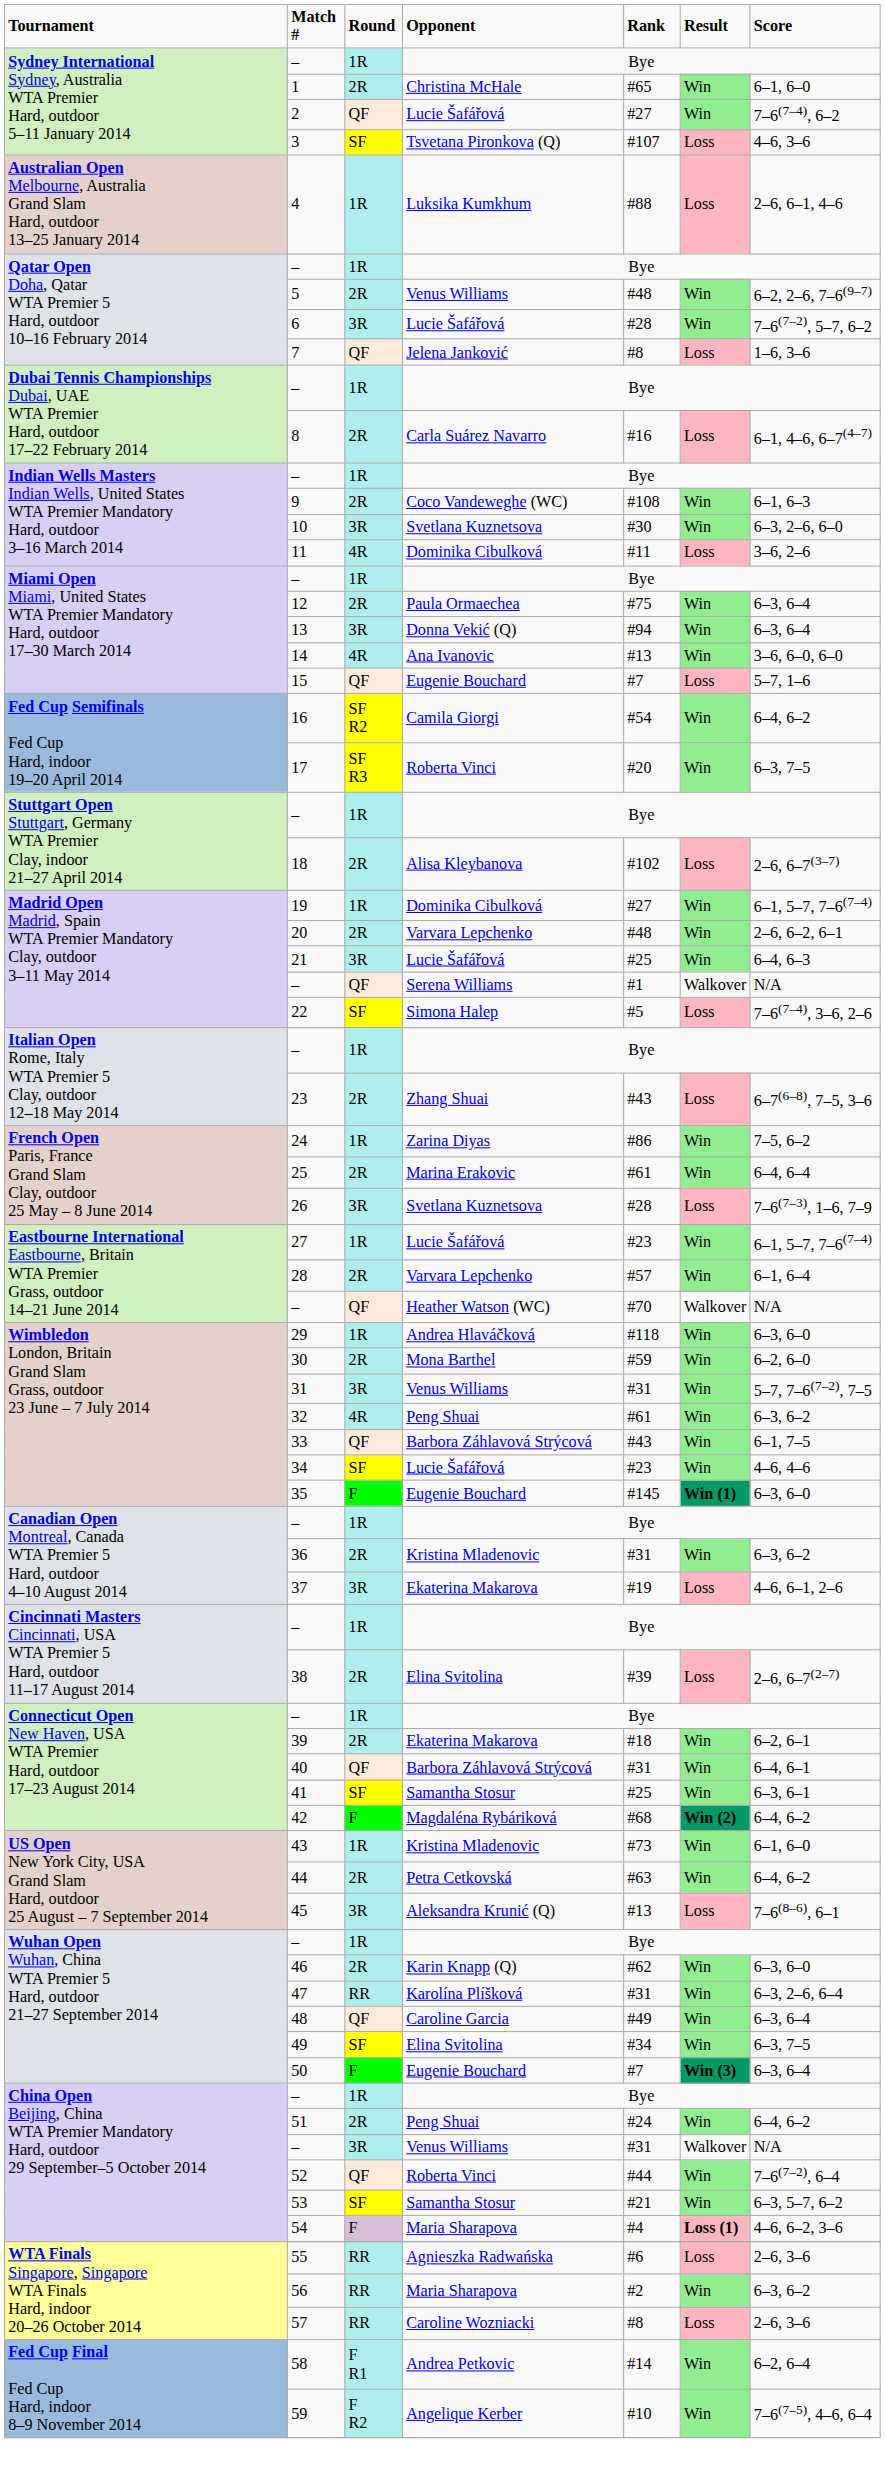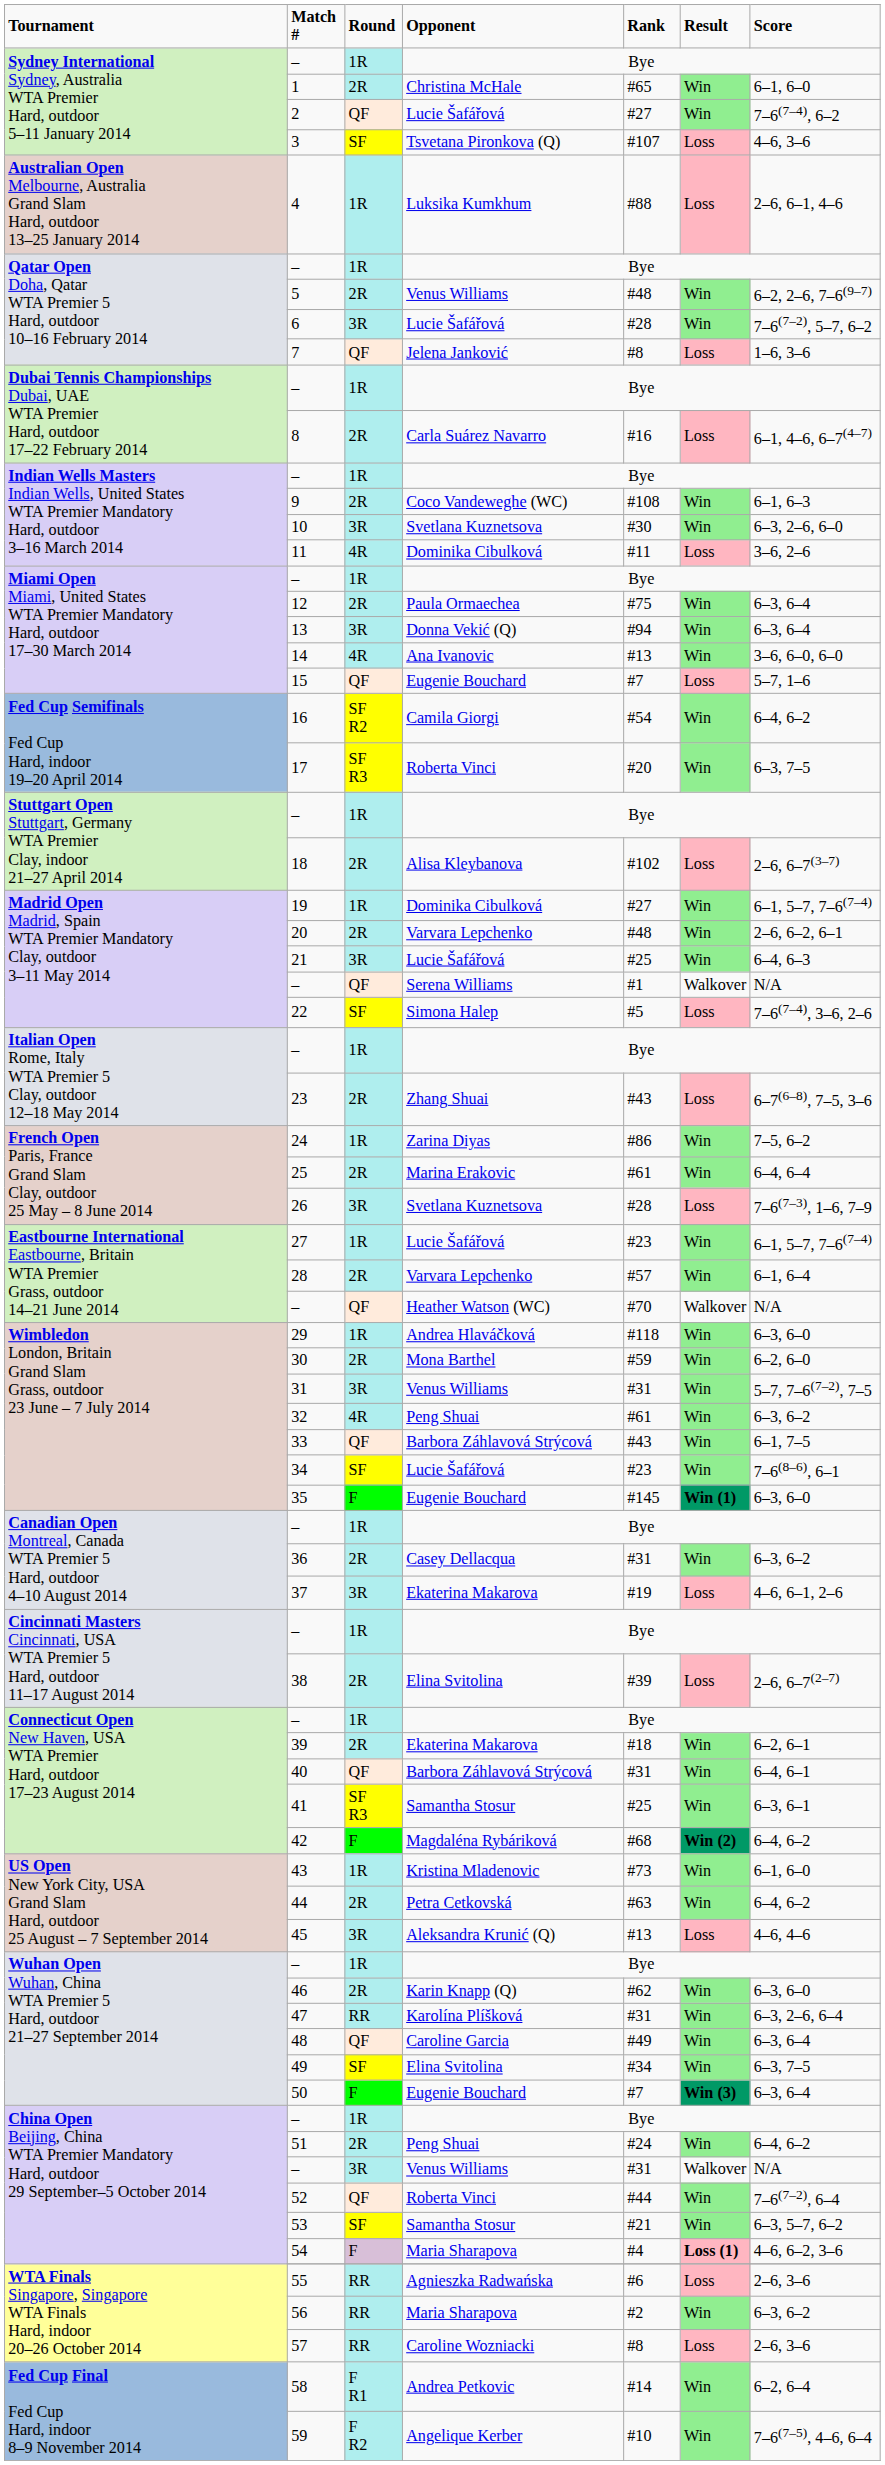(782, 1467) 4–6, 4–6 -> (797, 1469) 7–6(8–6), 6–1
(473, 1555) Kristina Mladenovic -> (461, 1559) Casey Dellacqua
(358, 1792) SF -> (358, 1806) SF R3
(797, 1911) 7–6(8–6), 6–1 -> (782, 1935) 4–6, 4–6
